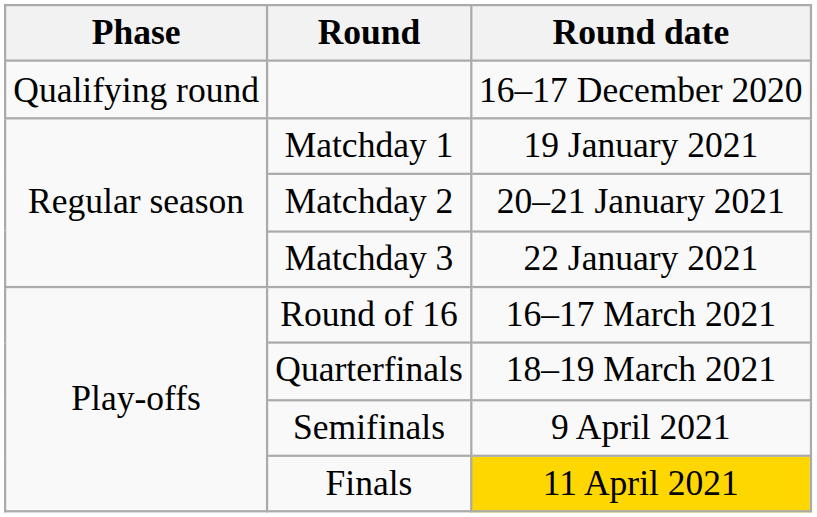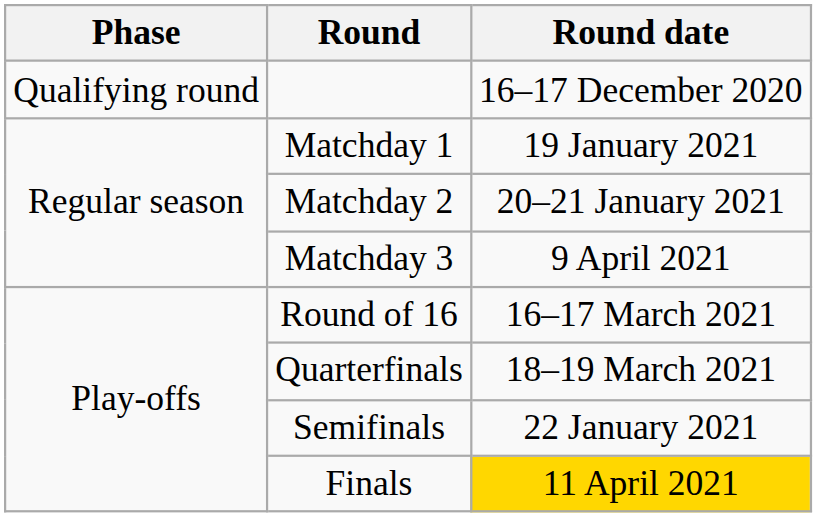(641, 257) 22 January 2021 -> (641, 257) 9 April 2021
(641, 426) 9 April 2021 -> (641, 426) 22 January 2021
